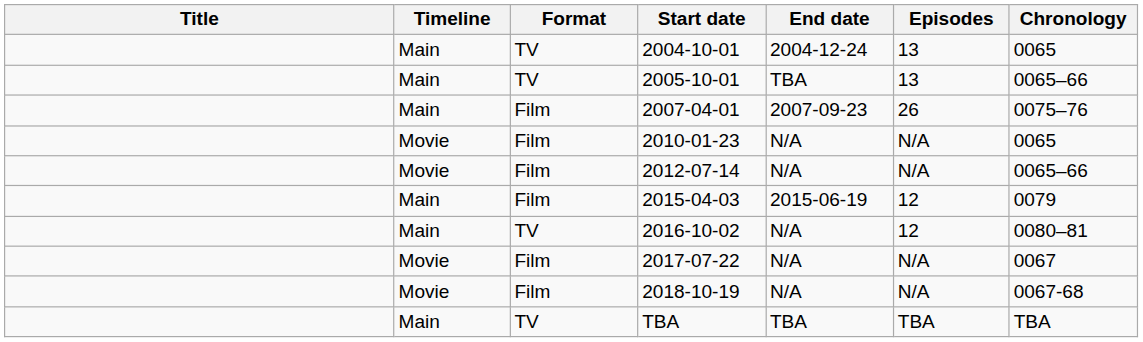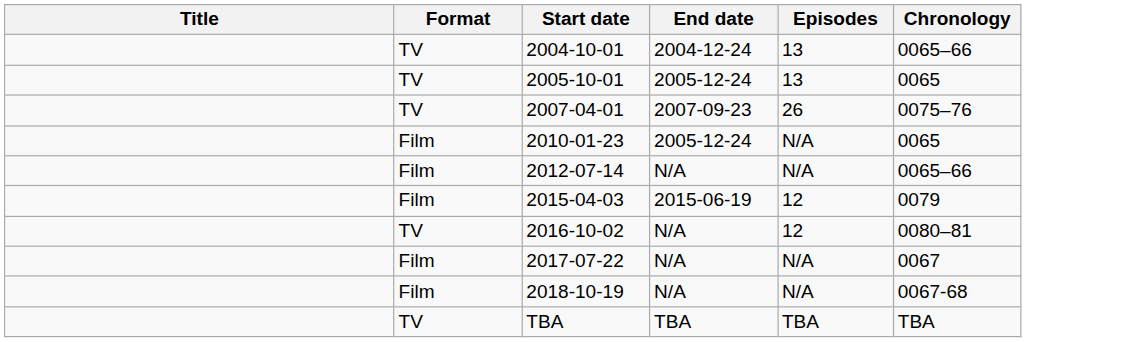- column: (452, 19)
(1035, 49) 0065 -> (935, 49) 0065–66
(789, 79) TBA -> (703, 79) 2005-12-24
(1051, 79) 0065–66 -> (919, 79) 0065
(532, 110) Film -> (411, 110) TV
(786, 140) N/A -> (703, 140) 2005-12-24
